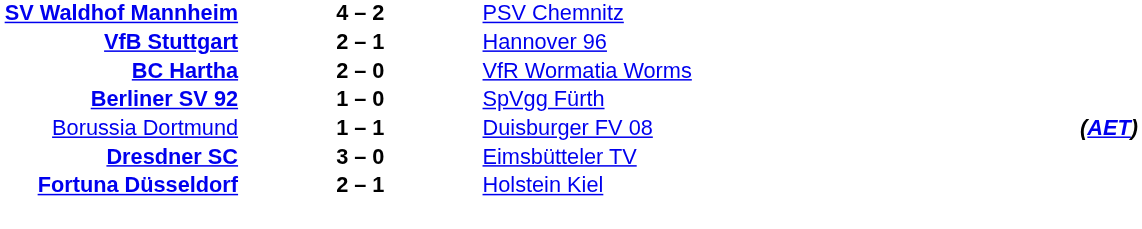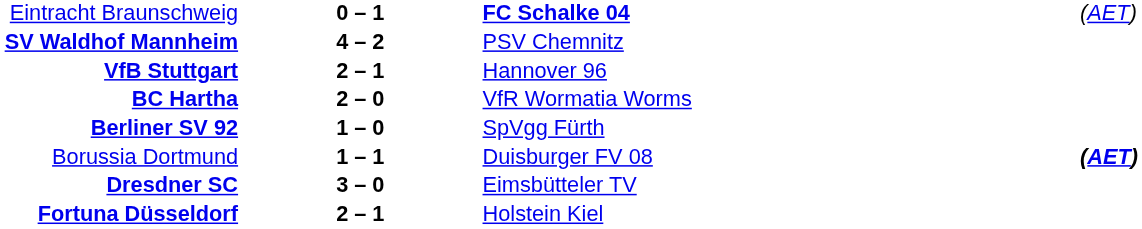+ row: (124, 13)
